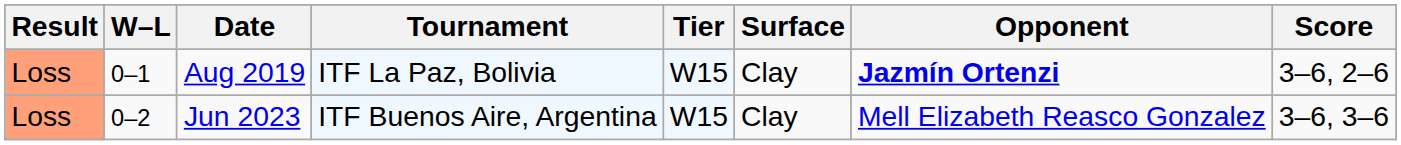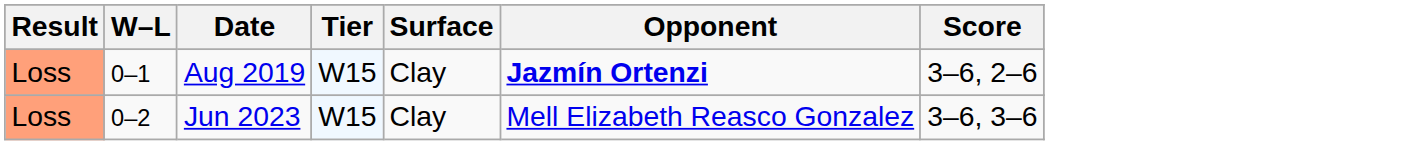- column: (487, 26)
